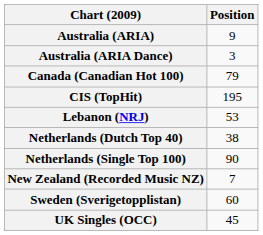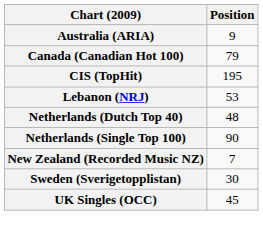- row: (106, 55)
(232, 138) 38 -> (232, 117) 48
(232, 199) 60 -> (232, 179) 30
